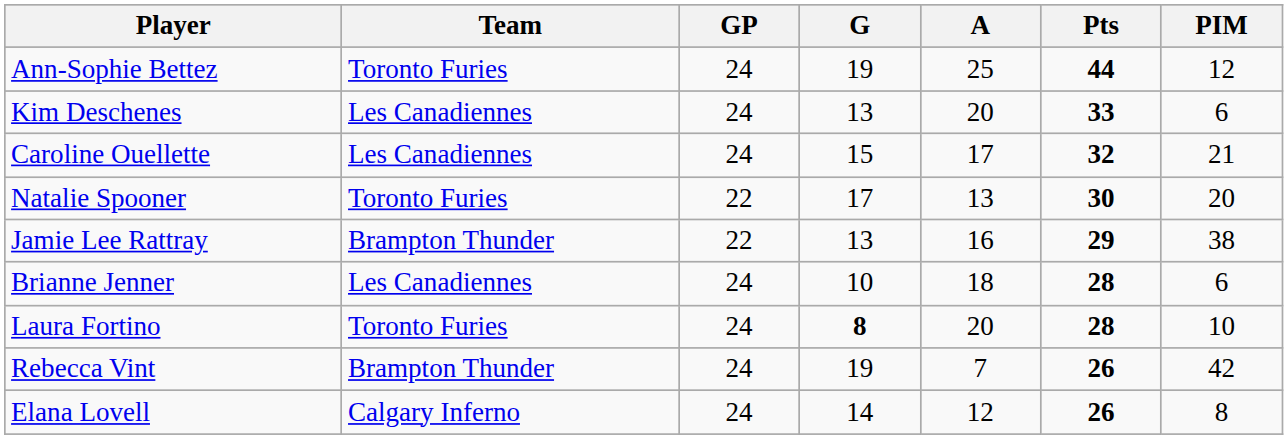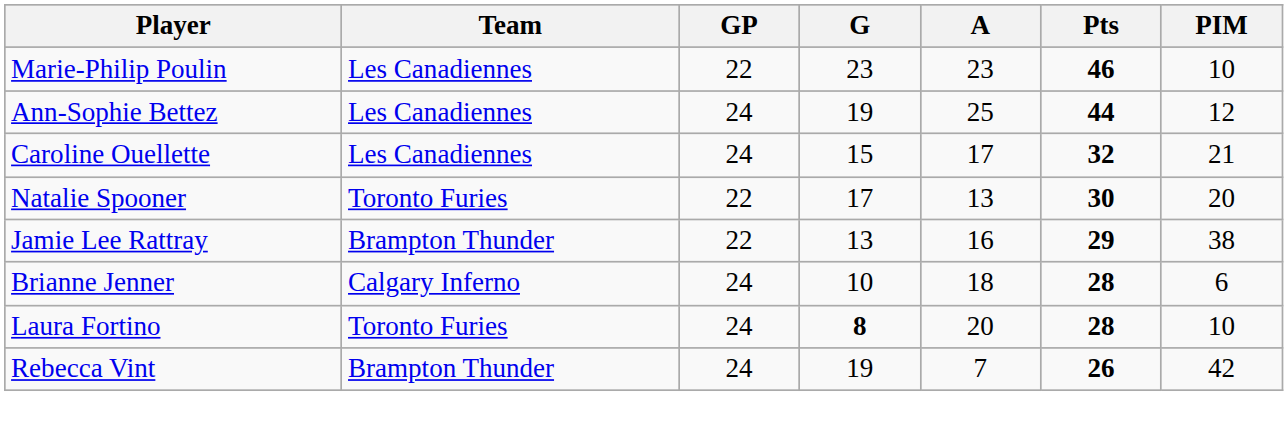+ row: (119, 68)
(428, 68) Toronto Furies -> (440, 111) Les Canadiennes
- row: (96, 111)
(440, 283) Les Canadiennes -> (434, 283) Calgary Inferno
- row: (81, 411)
